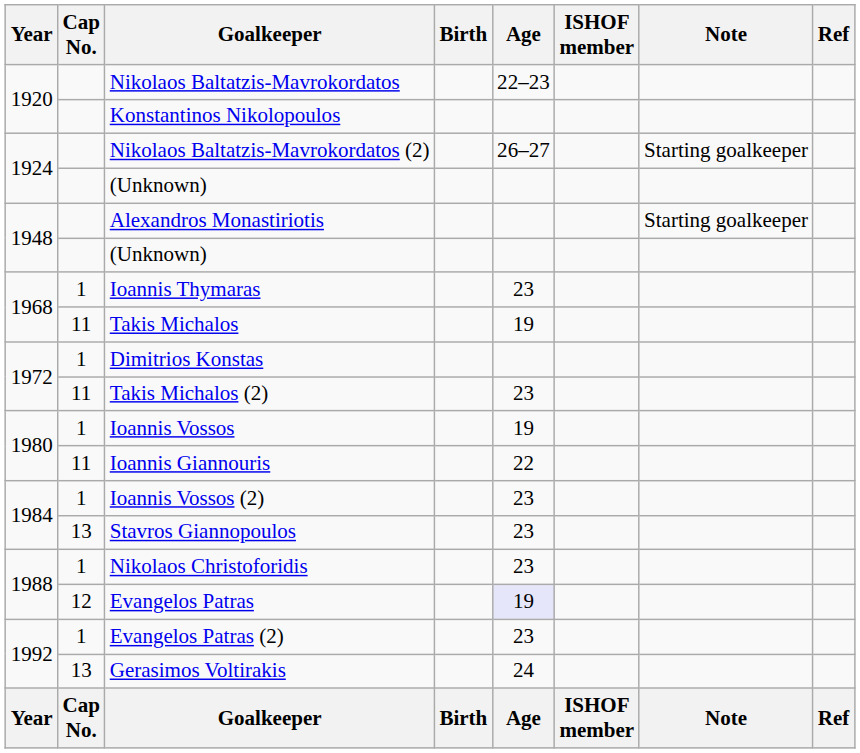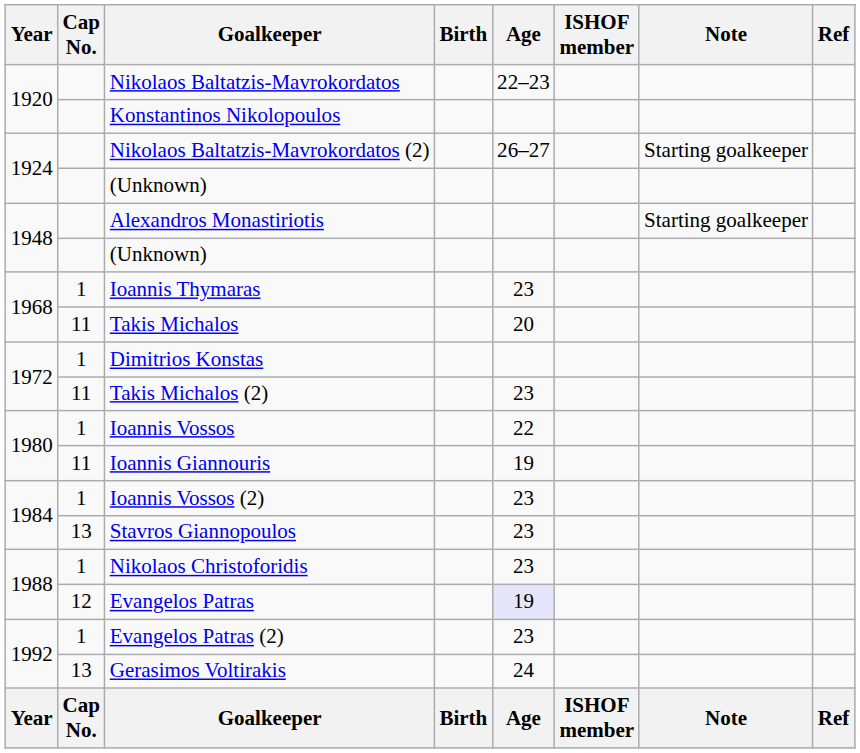(523, 324) 19 -> (523, 324) 20
(523, 428) 19 -> (523, 428) 22
(523, 463) 22 -> (523, 463) 19
